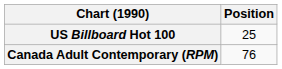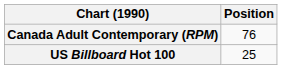rows swapped: (113, 54) <-> (113, 34)
